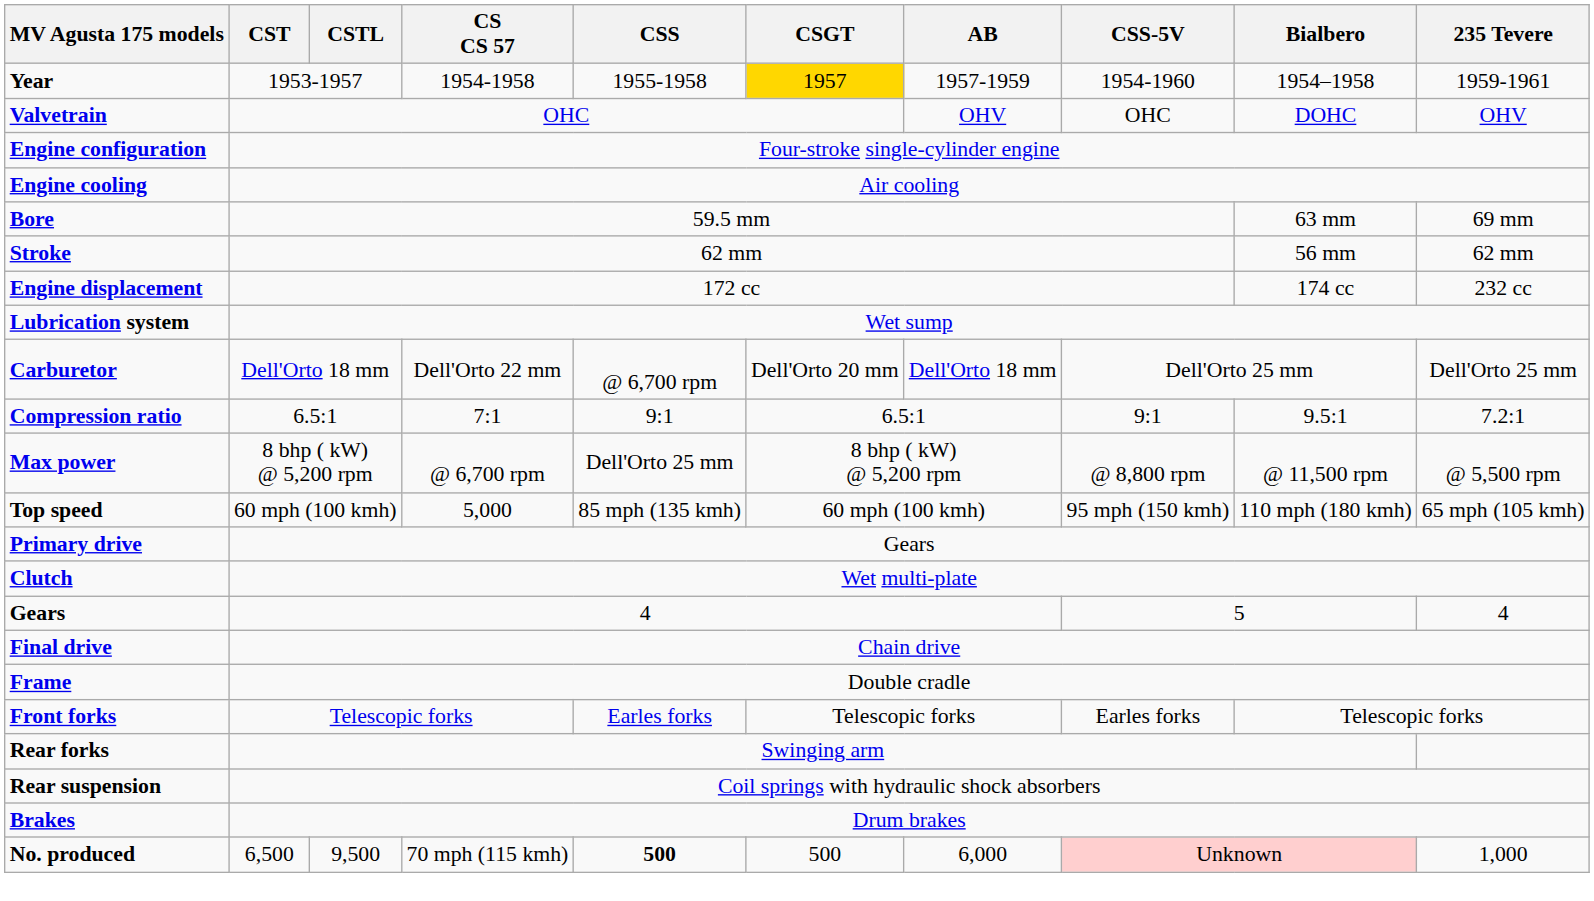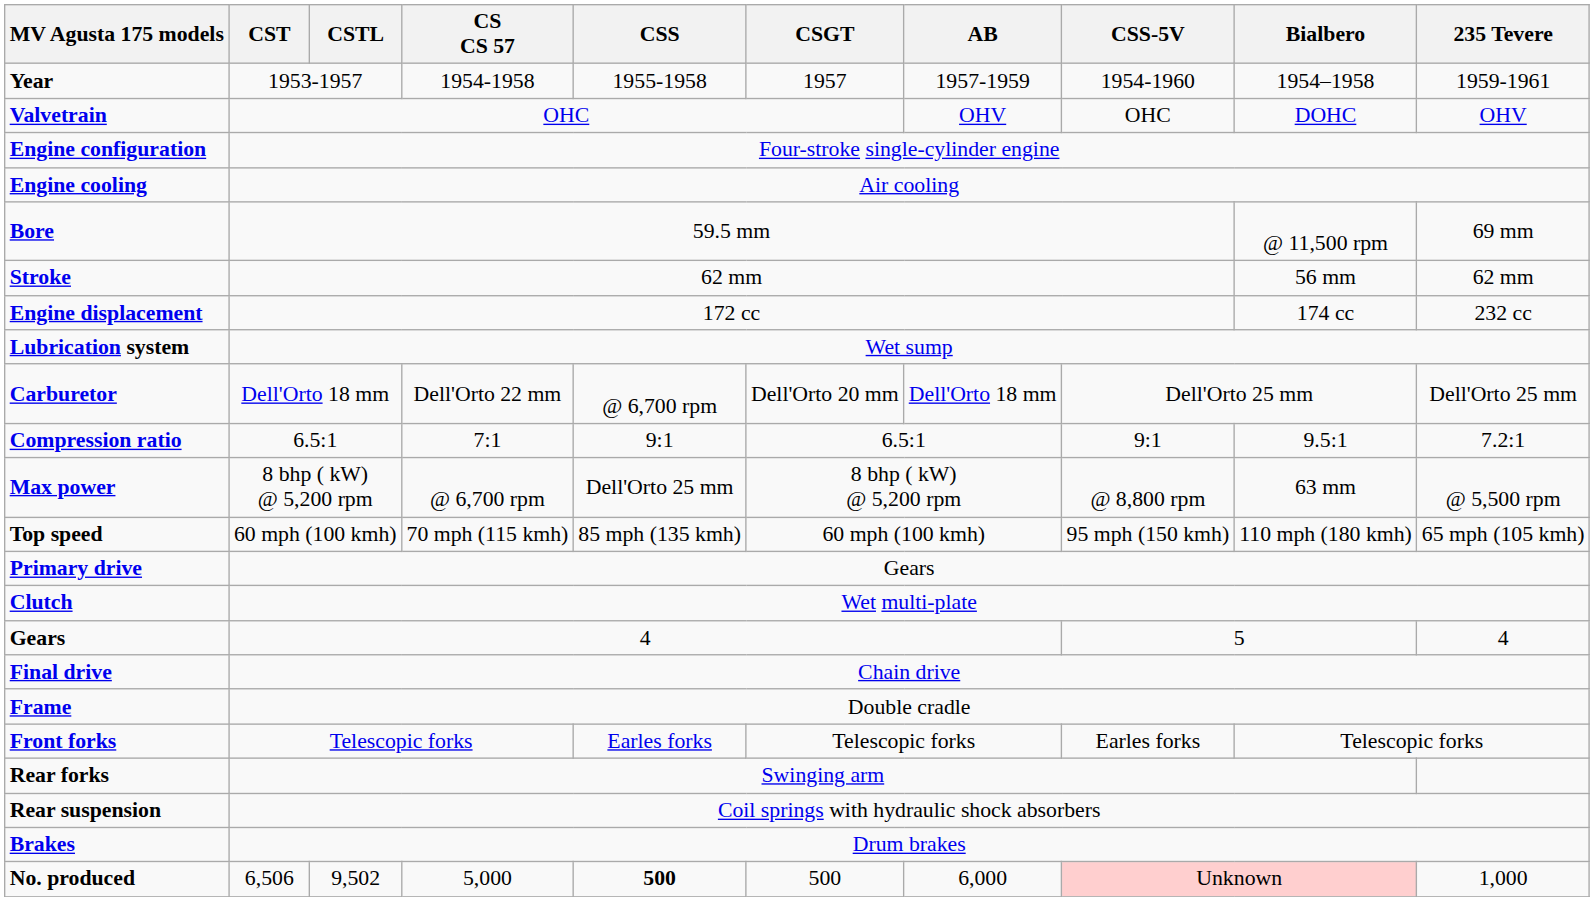(825, 80) gold background -> (825, 80) no background
(1326, 218) 63 mm -> (1326, 243) @ 11,500 rpm
(1326, 474) @ 11,500 rpm -> (1326, 487) 63 mm
(487, 509) 5,000 -> (487, 533) 70 mph (115 kmh)
(269, 854) 6,500 -> (269, 878) 6,506
(356, 854) 9,500 -> (356, 878) 9,502
(487, 854) 70 mph (115 kmh) -> (487, 878) 5,000
